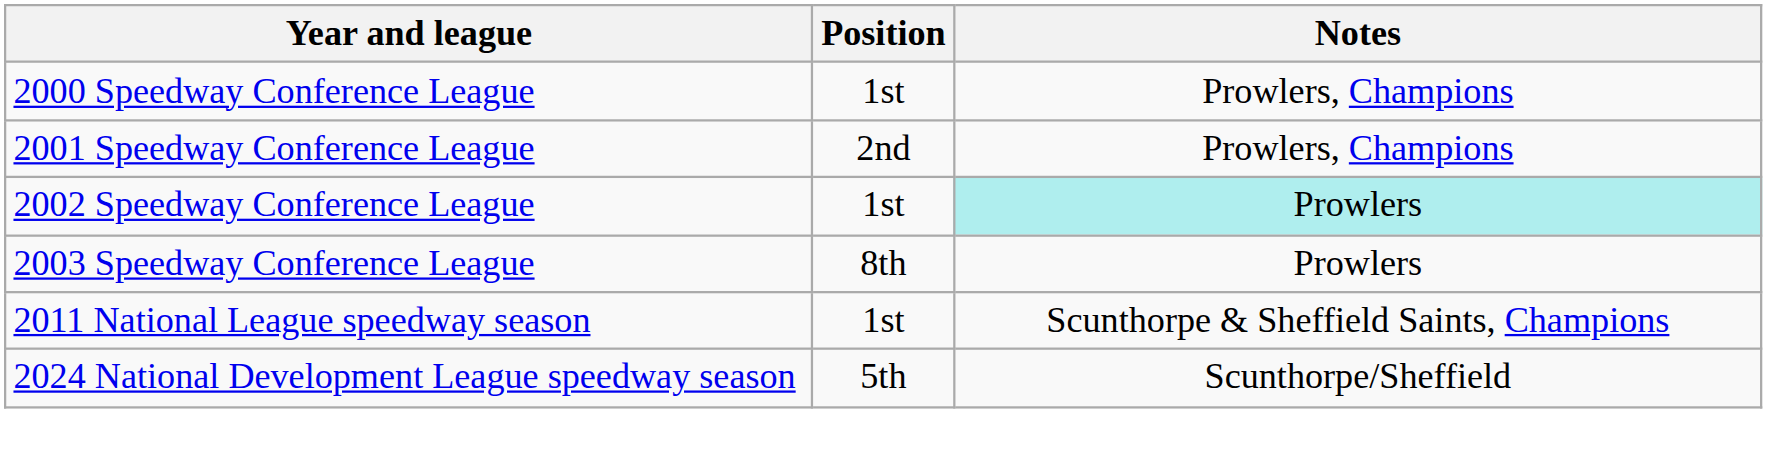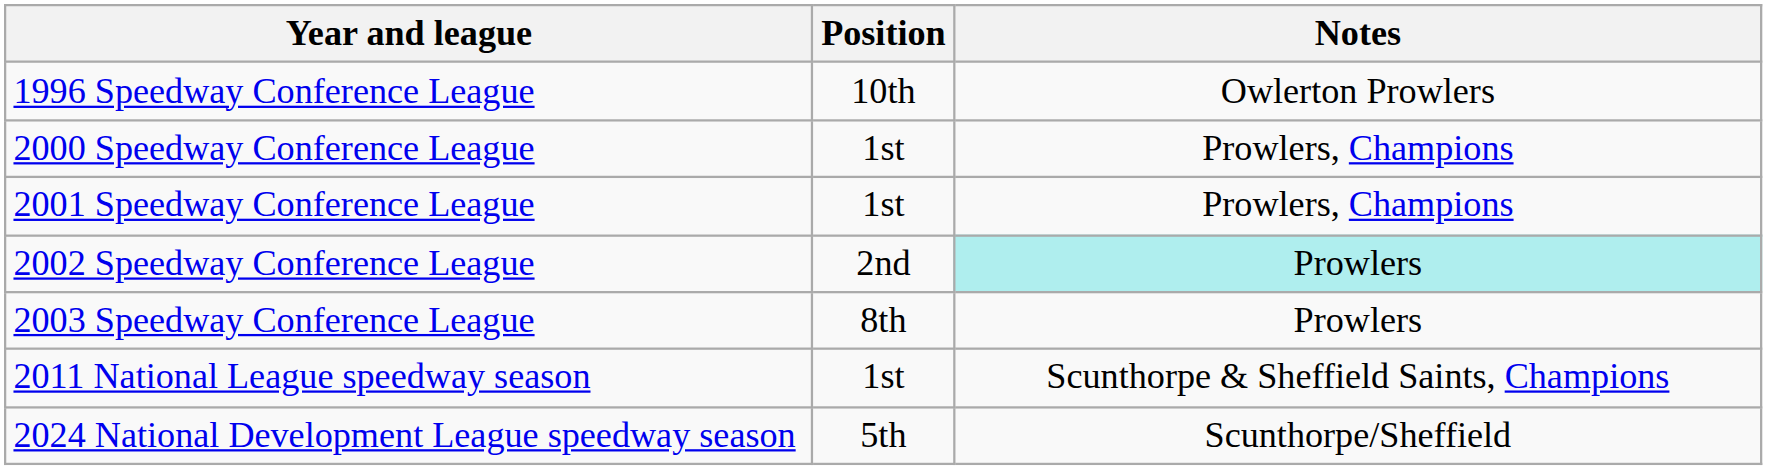+ row: (274, 90)
(883, 147) 2nd -> (883, 205) 1st
(883, 205) 1st -> (883, 262) 2nd
